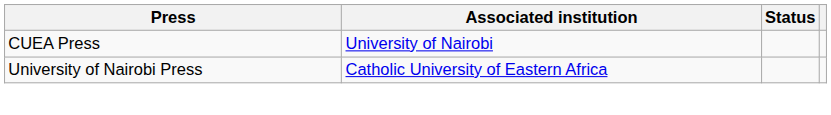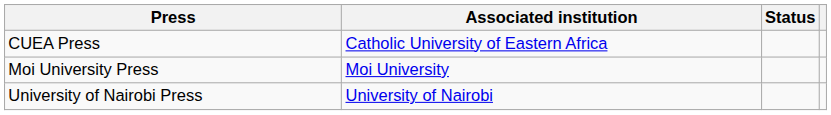(419, 43) University of Nairobi -> (476, 43) Catholic University of Eastern Africa
+ row: (83, 69)
(476, 69) Catholic University of Eastern Africa -> (419, 95) University of Nairobi
